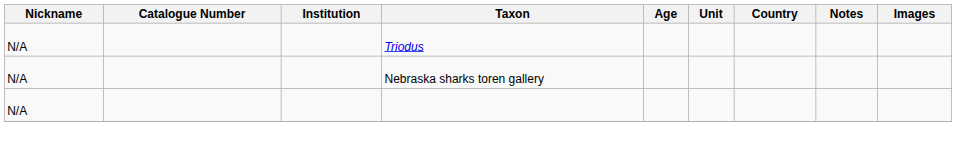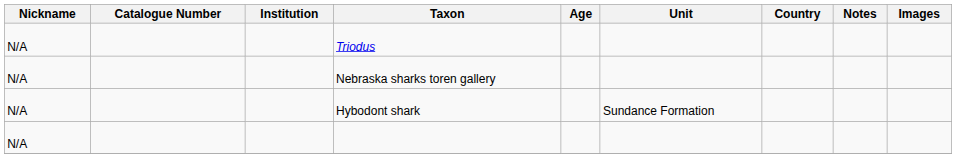+ row: (17, 111)
